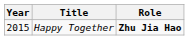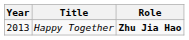(18, 28) 2015 -> (18, 28) 2013
